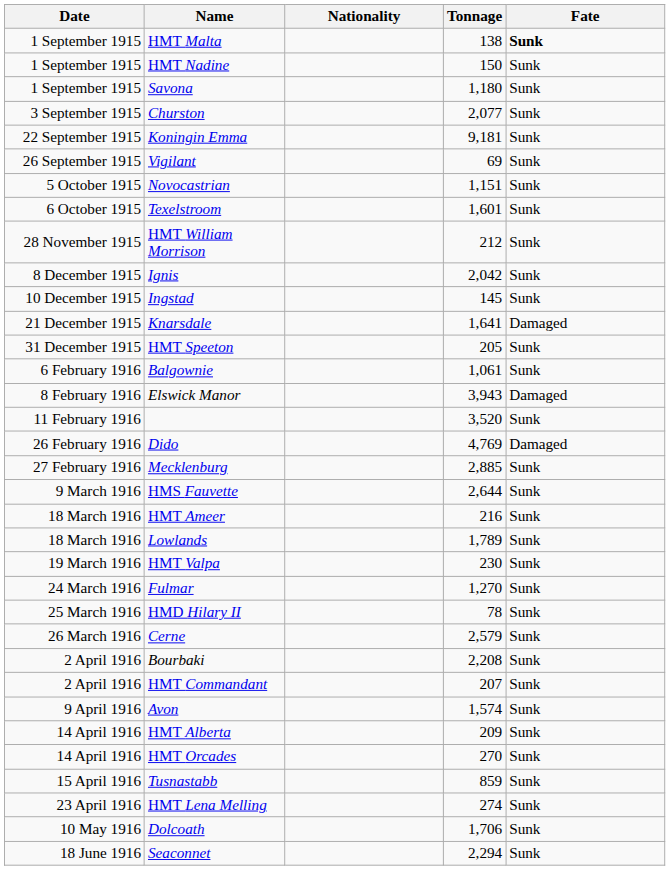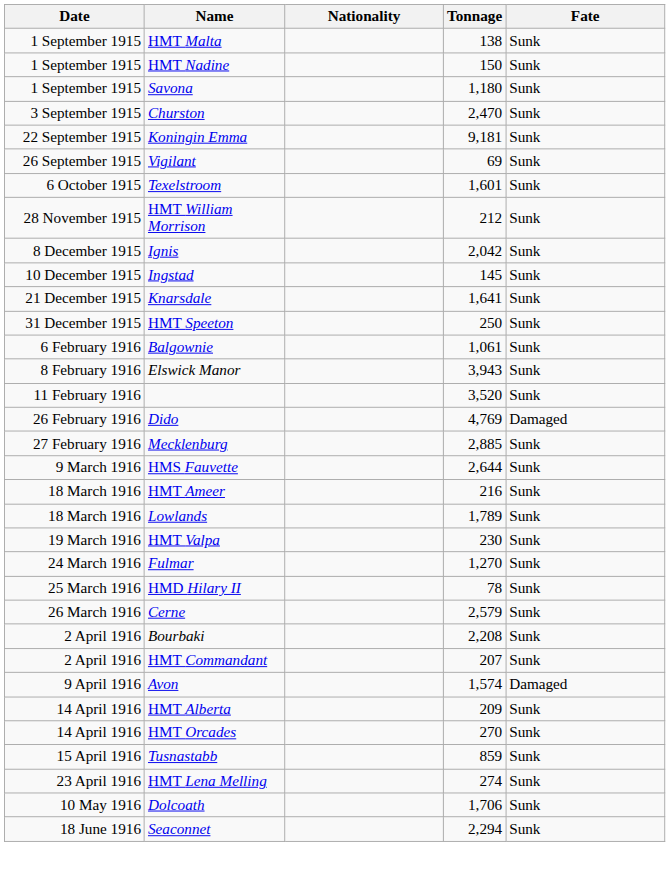(526, 40) bold -> (525, 40) normal
(485, 112) 2,077 -> (485, 112) 2,470
- row: (189, 185)
(538, 322) Damaged -> (525, 298) Sunk
(491, 347) 205 -> (491, 322) 250
(538, 395) Damaged -> (525, 371) Sunk
(525, 708) Sunk -> (538, 684) Damaged
